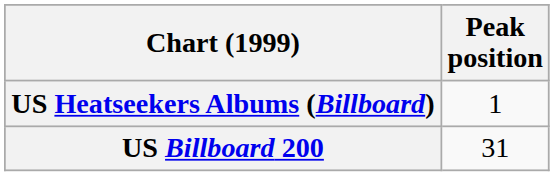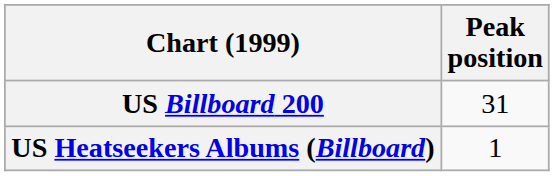rows swapped: (223, 147) <-> (223, 103)
